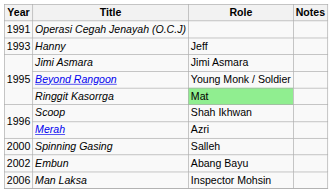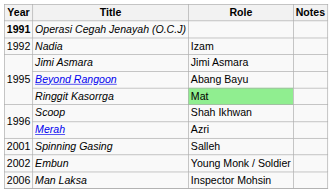(19, 29) normal -> (19, 29) bold
+ row: (49, 46)
- row: (50, 46)
(241, 79) Young Monk / Soldier -> (220, 79) Abang Bayu
(19, 146) 2000 -> (19, 146) 2001
(220, 163) Abang Bayu -> (241, 163) Young Monk / Soldier
